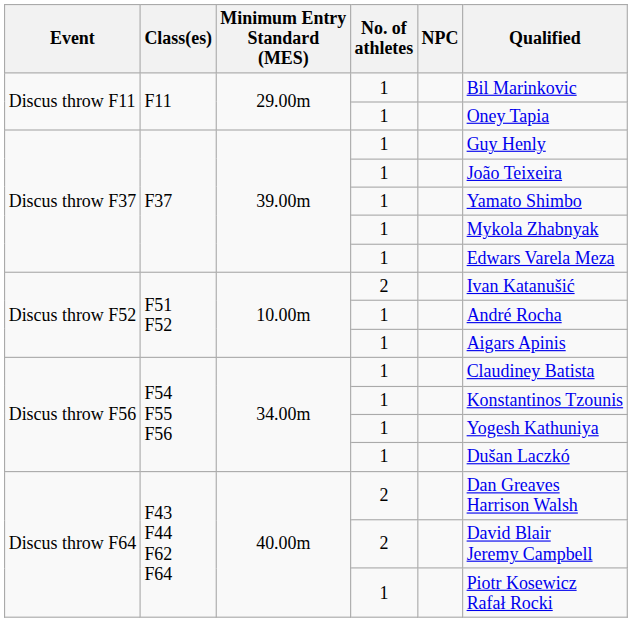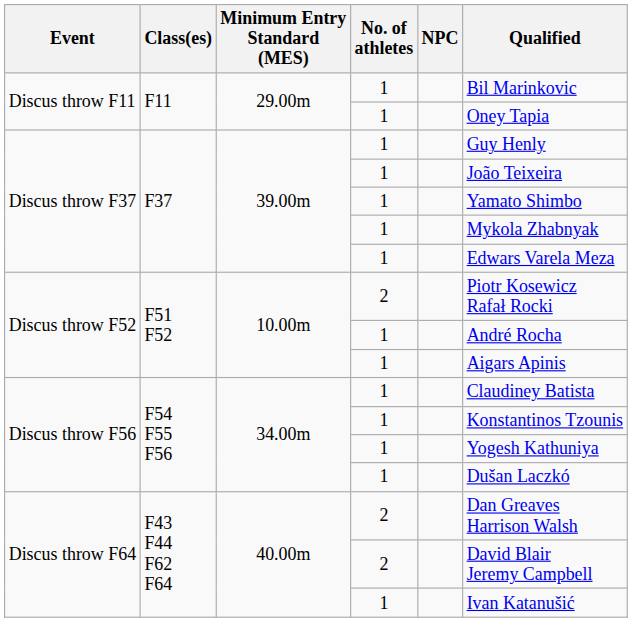(521, 286) Ivan Katanušić -> (522, 296) Piotr Kosewicz Rafał Rocki
(522, 592) Piotr Kosewicz Rafał Rocki -> (521, 602) Ivan Katanušić
